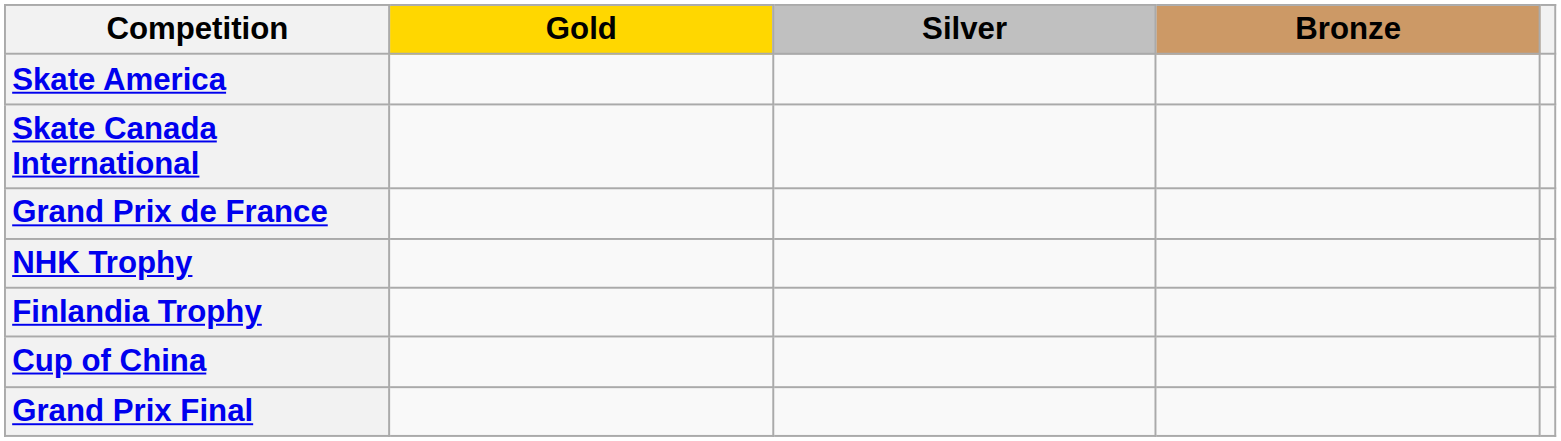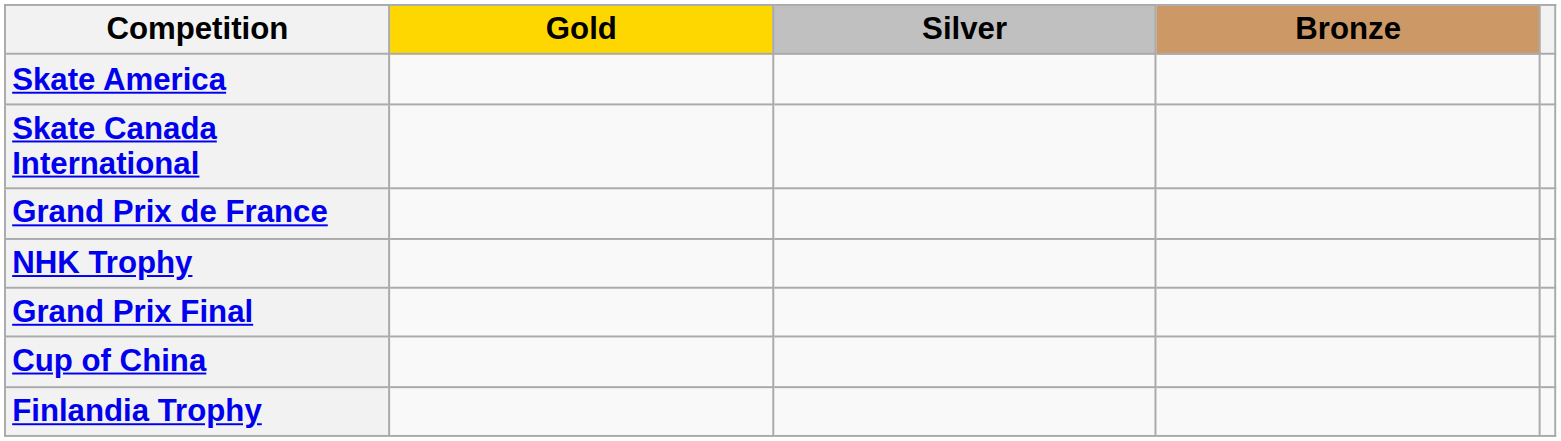rows swapped: (137, 311) <-> (133, 410)
